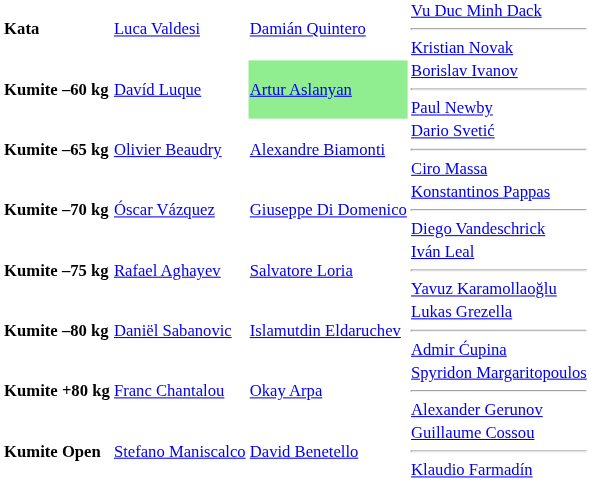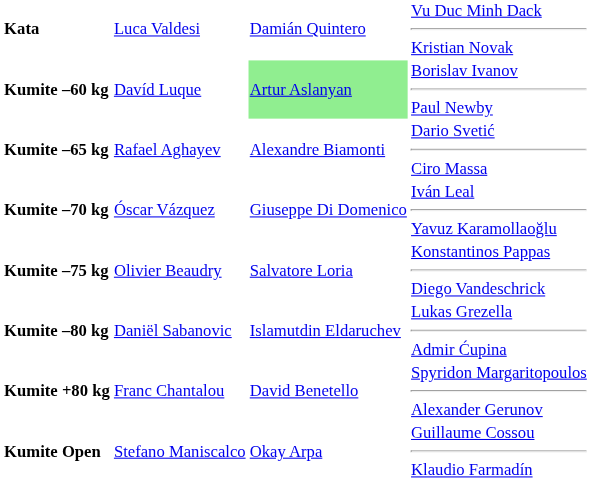(168, 149) Olivier Beaudry -> (167, 149) Rafael Aghayev
(499, 210) Konstantinos Pappas Diego Vandeschrick -> (499, 210) Iván Leal Yavuz Karamollaoğlu
(167, 270) Rafael Aghayev -> (168, 270) Olivier Beaudry
(499, 270) Iván Leal Yavuz Karamollaoğlu -> (499, 270) Konstantinos Pappas Diego Vandeschrick
(286, 391) Okay Arpa -> (304, 391) David Benetello
(304, 451) David Benetello -> (286, 451) Okay Arpa
